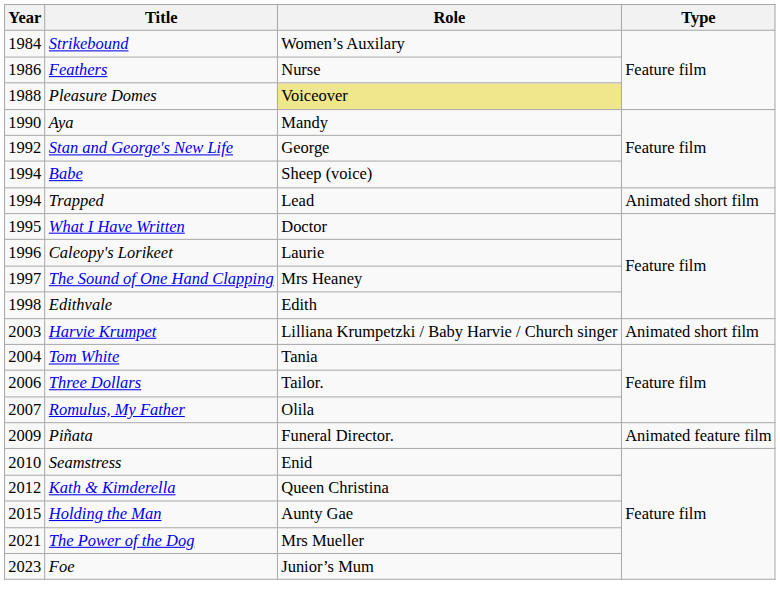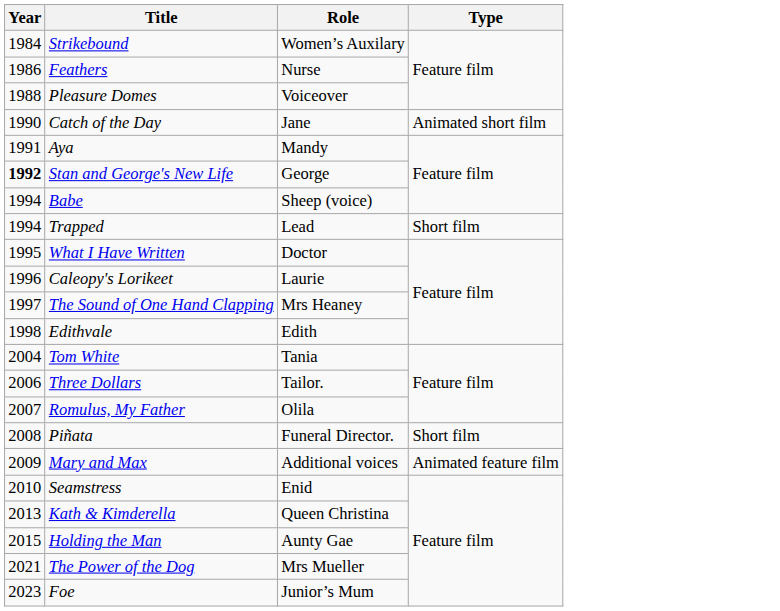(314, 95) khaki background -> (314, 95) no background
+ row: (105, 122)
(25, 122) 1990 -> (25, 148) 1991
(25, 148) normal -> (25, 174) bold
(692, 200) Animated short film -> (446, 226) Short film
- row: (103, 331)
(25, 435) 2009 -> (25, 435) 2008
(698, 435) Animated feature film -> (446, 435) Short film
+ row: (98, 461)
(25, 488) 2012 -> (25, 514) 2013
